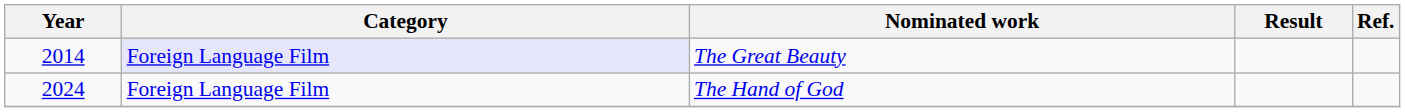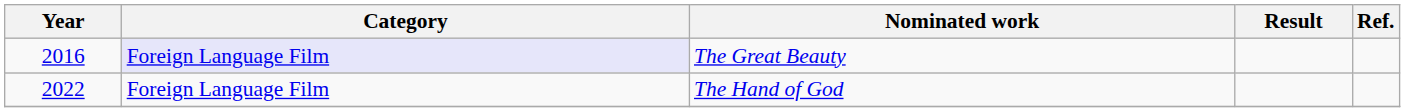(63, 55) 2014 -> (63, 55) 2016
(63, 89) 2024 -> (63, 89) 2022
